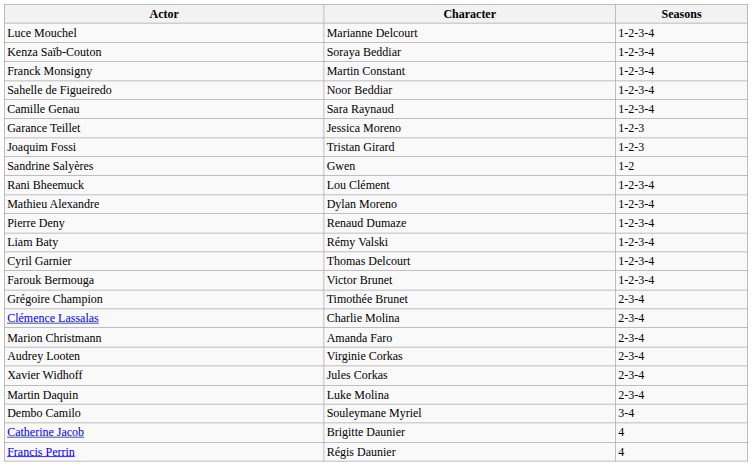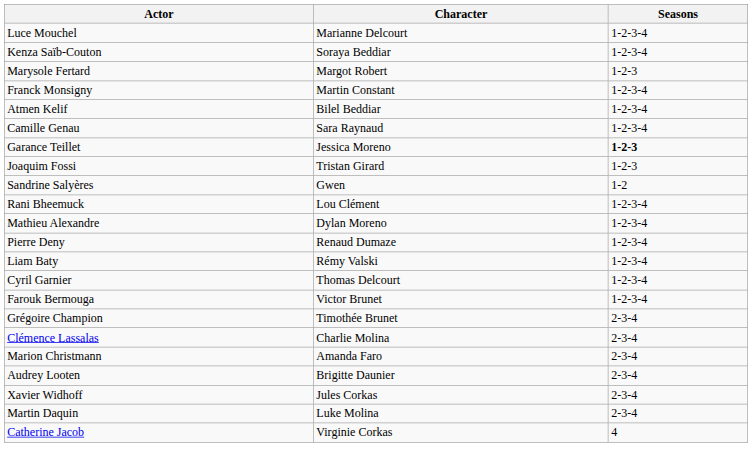+ row: (49, 71)
+ row: (37, 109)
- row: (59, 90)
(631, 128) normal -> (624, 147) bold
(365, 356) Virginie Corkas -> (355, 375) Brigitte Daunier
- row: (44, 413)
(366, 432) Brigitte Daunier -> (354, 432) Virginie Corkas
- row: (41, 451)
